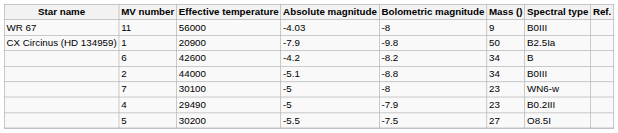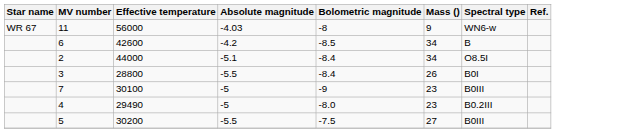(537, 27) B0III -> (480, 27) WN6-w
- row: (124, 43)
(390, 58) -8.2 -> (327, 43) -8.5
(390, 74) -8.8 -> (327, 58) -8.4
(537, 74) B0III -> (476, 58) O8.5I
+ row: (61, 74)
(386, 89) -8 -> (323, 89) -9
(543, 89) WN6-w -> (474, 89) B0III
(390, 105) -7.9 -> (327, 105) -8.0
(539, 120) O8.5I -> (474, 120) B0III
